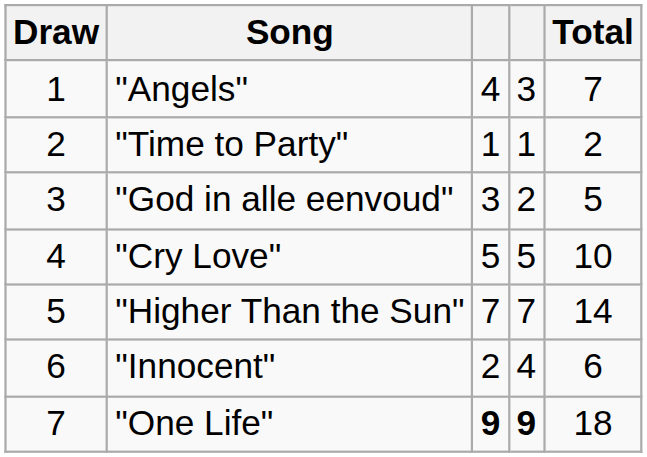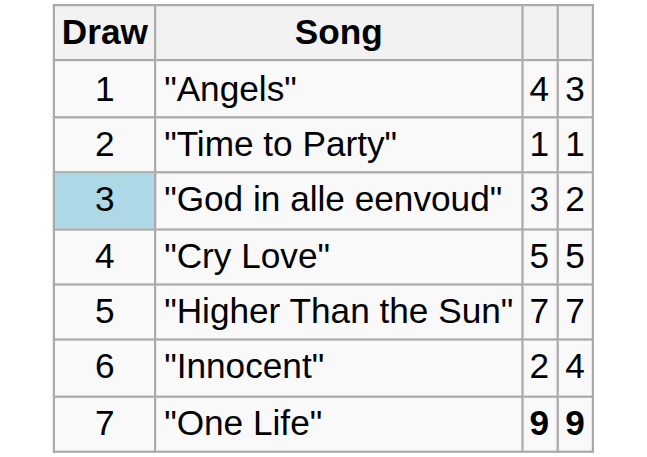- column: (593, 32)
(56, 199) no background -> (105, 199) lightblue background
